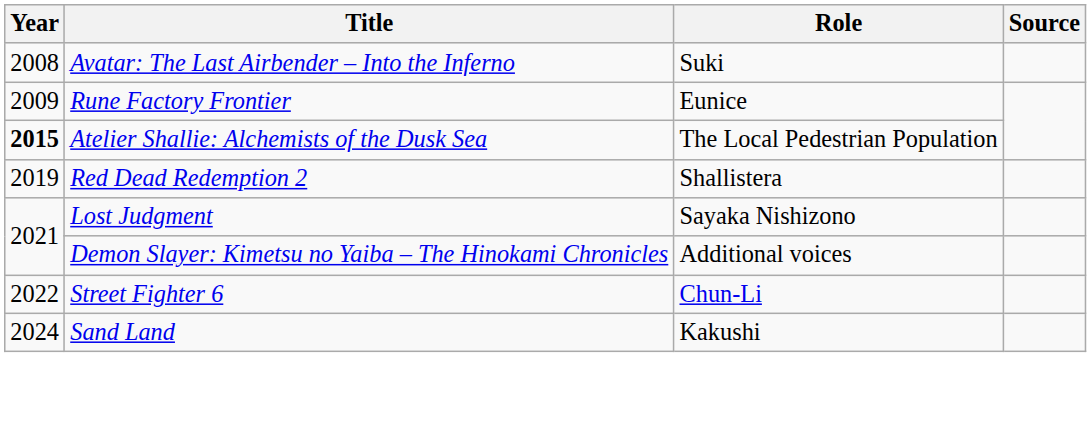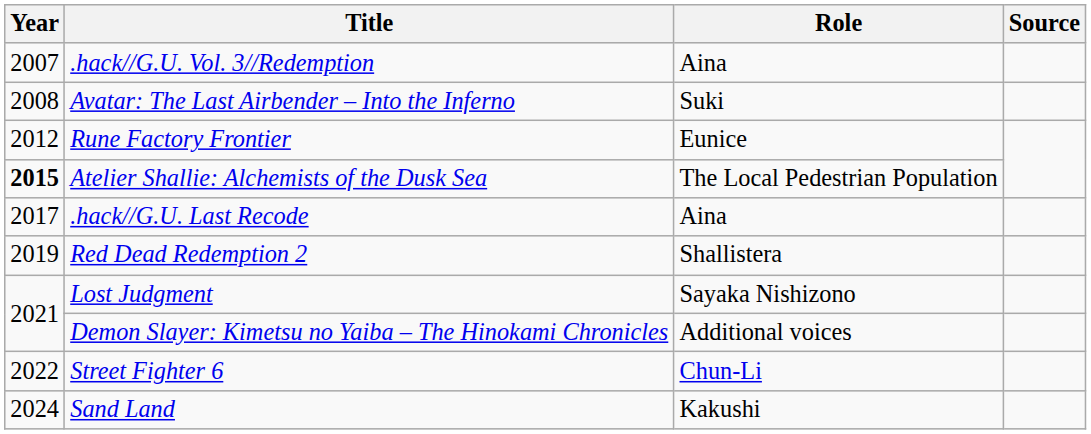+ row: (222, 62)
(35, 100) 2009 -> (35, 139) 2012
+ row: (189, 216)
